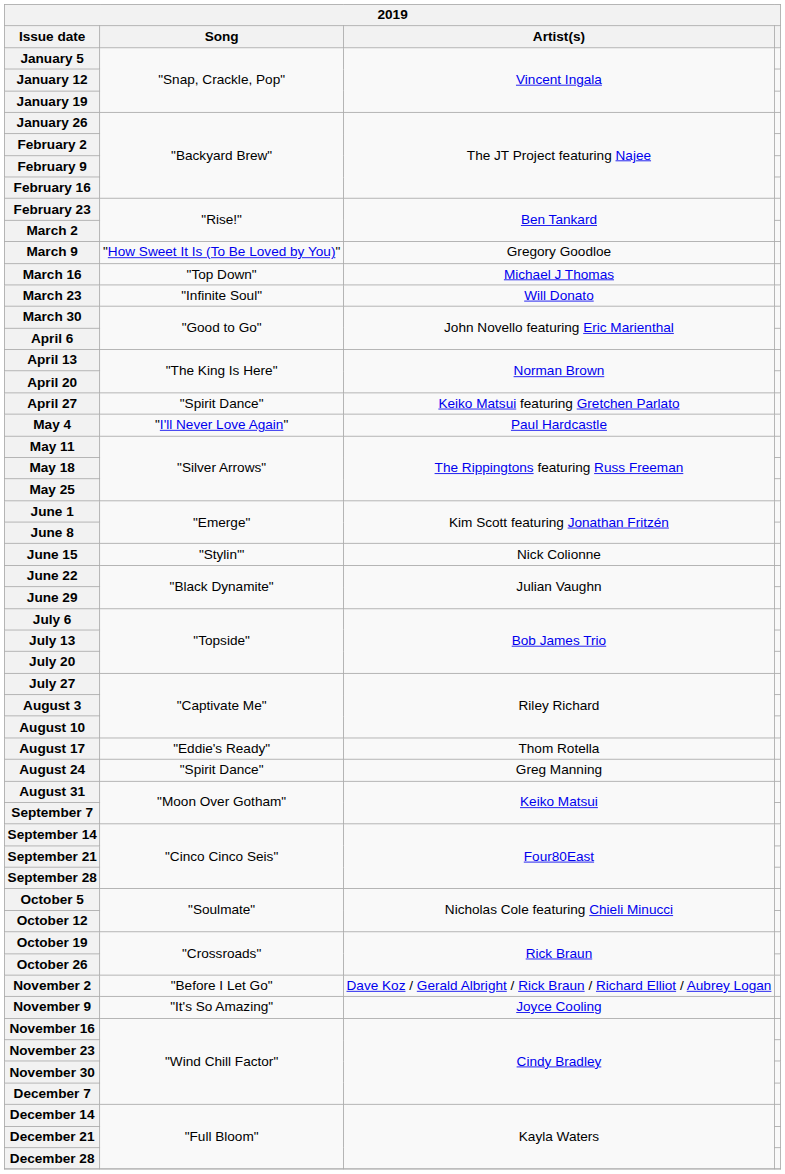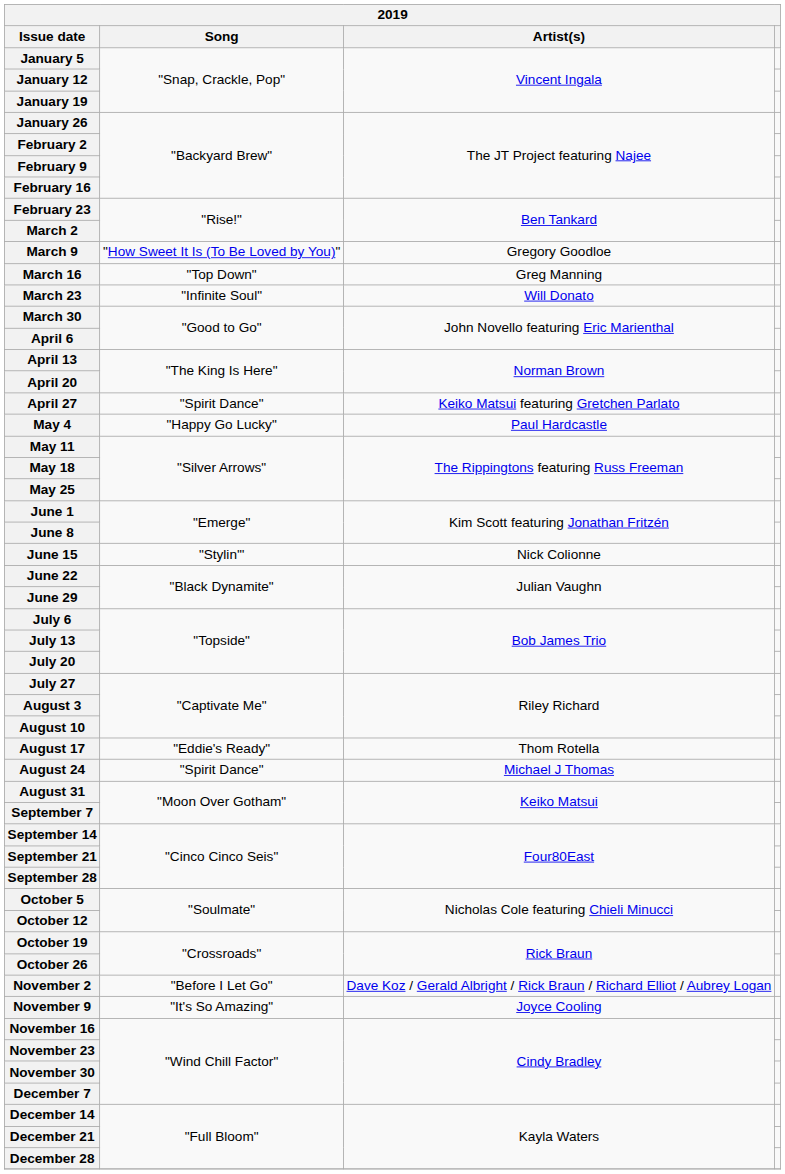(559, 274) Michael J Thomas -> (559, 274) Greg Manning
(222, 425) "I'll Never Love Again" -> (222, 425) "Happy Go Lucky"
(559, 770) Greg Manning -> (559, 770) Michael J Thomas
